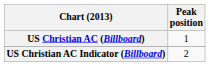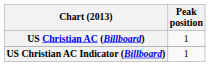(186, 54) 2 -> (186, 54) 1
